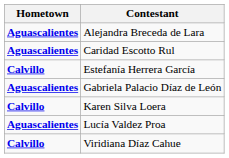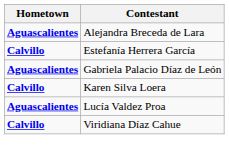- row: (129, 51)
